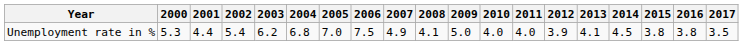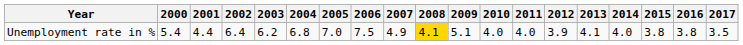(171, 32) 5.3 -> (171, 32) 5.4
(235, 32) 5.4 -> (235, 32) 6.4
(429, 32) no background -> (429, 32) gold background
(461, 32) 5.0 -> (461, 32) 5.1
(622, 32) 4.5 -> (622, 32) 4.0
